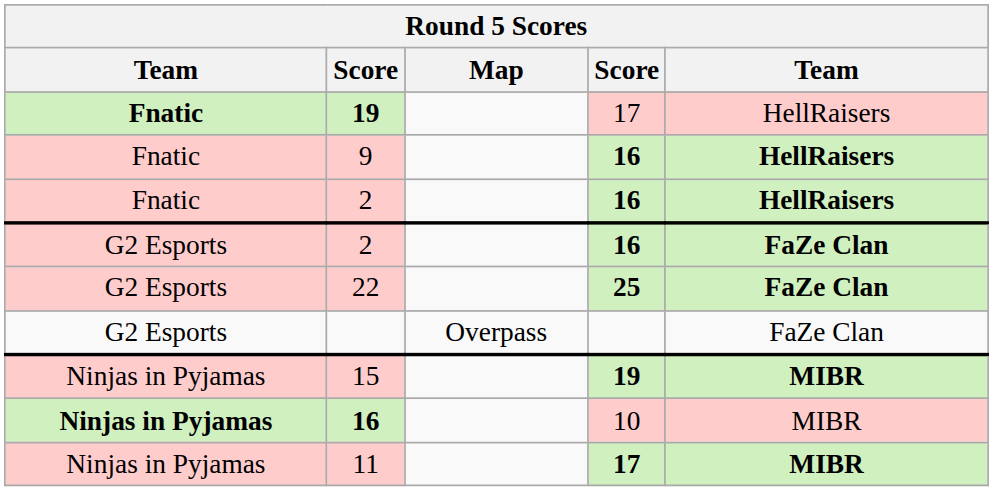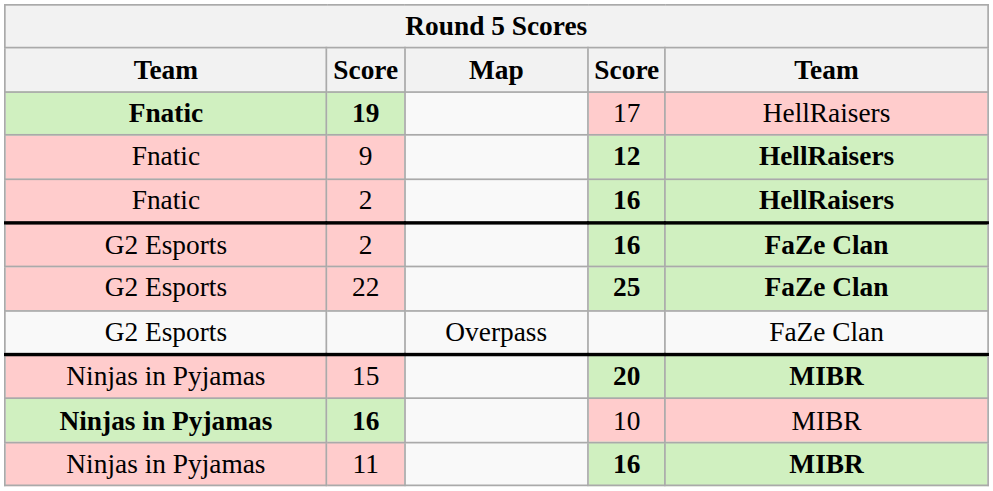(627, 156) 16 -> (627, 156) 12
(627, 376) 19 -> (627, 376) 20
(627, 463) 17 -> (627, 463) 16
